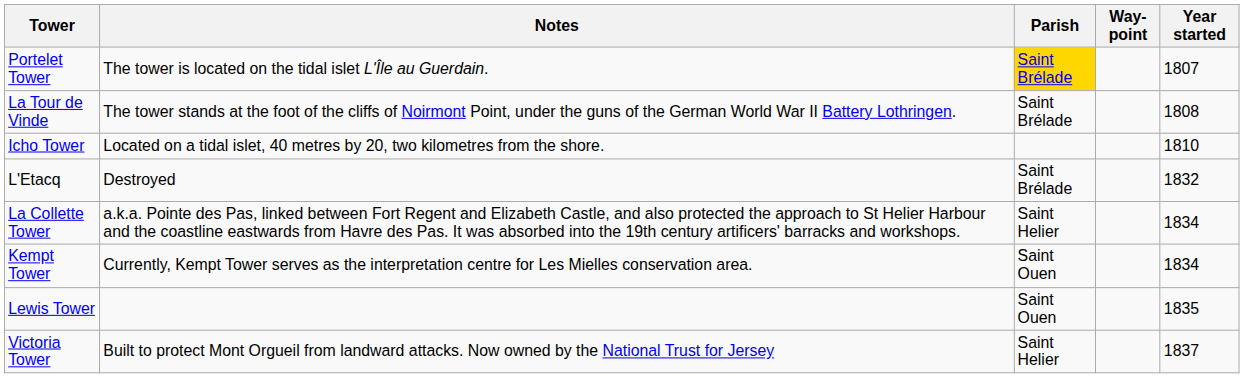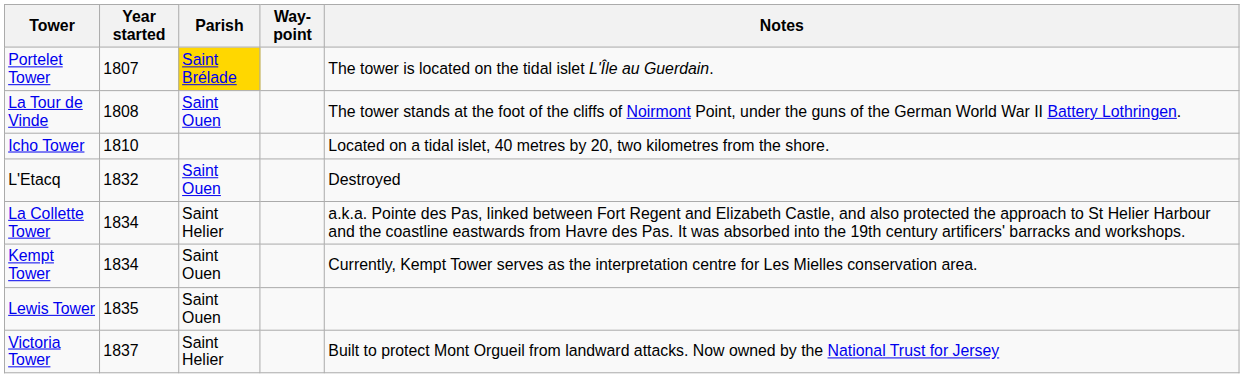columns swapped: (1200, 25) <-> (557, 25)
(1045, 111) Saint Brélade -> (201, 111) Saint Ouen
(1045, 179) Saint Brélade -> (201, 179) Saint Ouen
